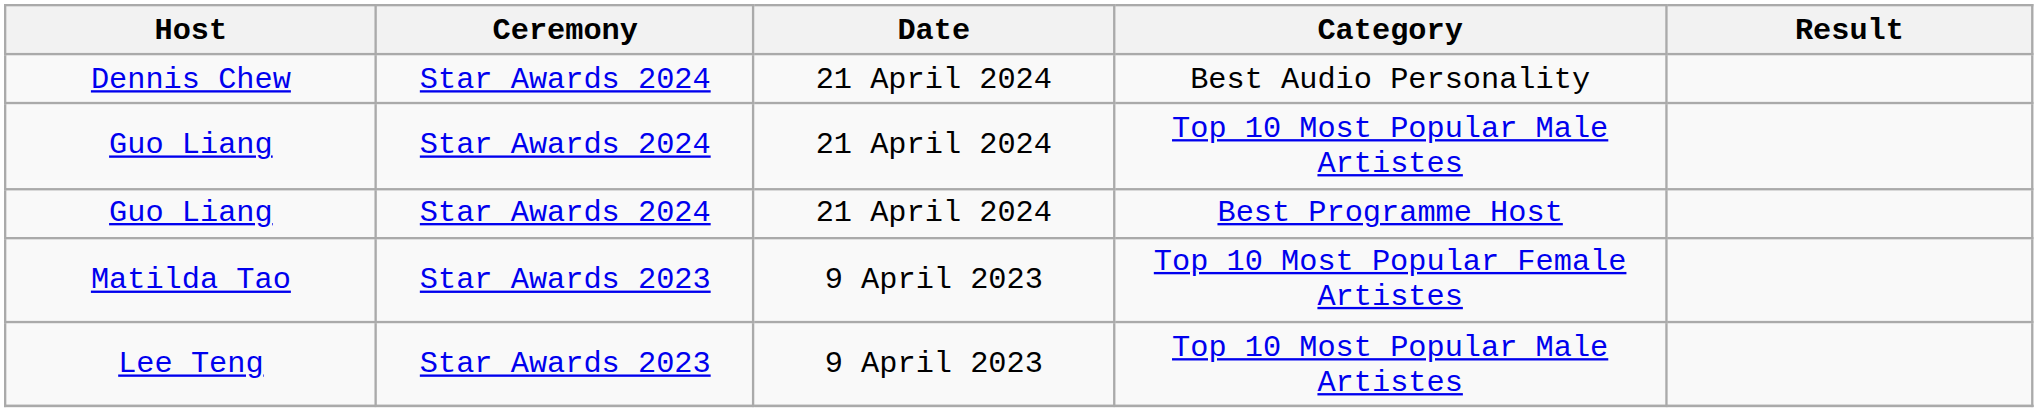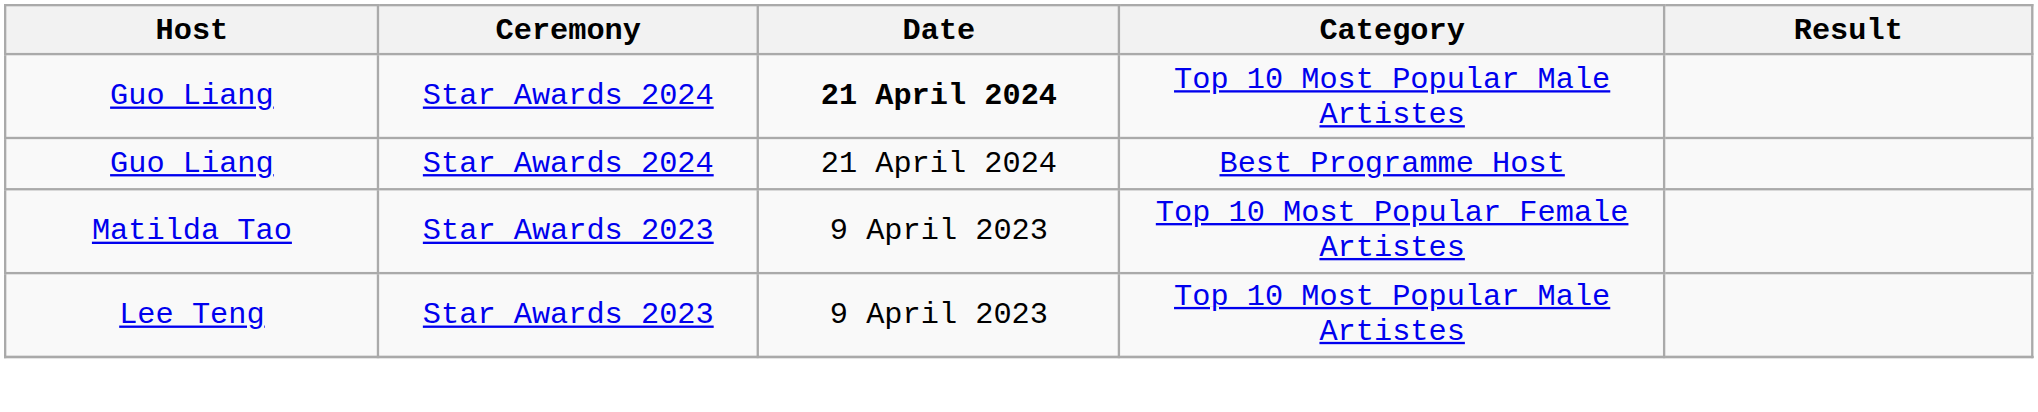- row: (191, 79)
(934, 146) normal -> (939, 97) bold
